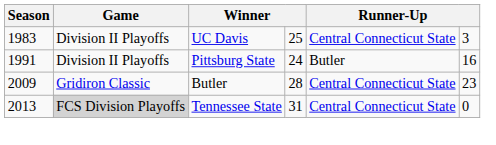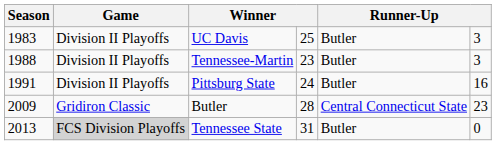(382, 38) Central Connecticut State -> (338, 38) Butler
+ row: (242, 60)
(382, 106) Central Connecticut State -> (338, 128) Butler
